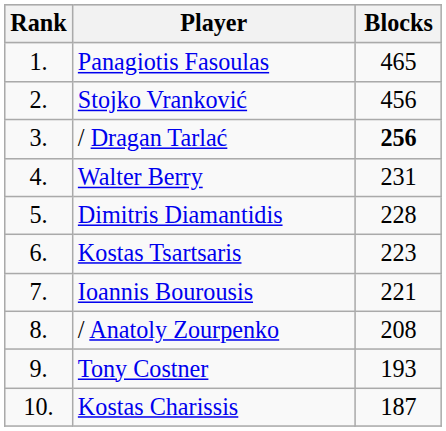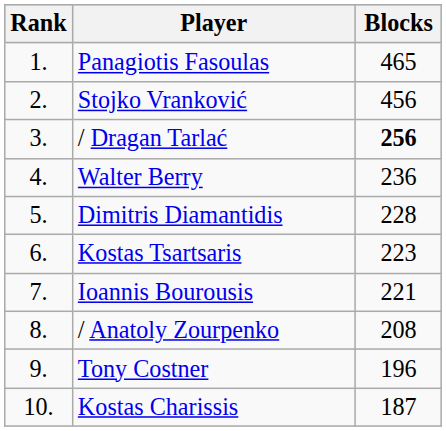(399, 176) 231 -> (399, 176) 236
(399, 368) 193 -> (399, 368) 196
